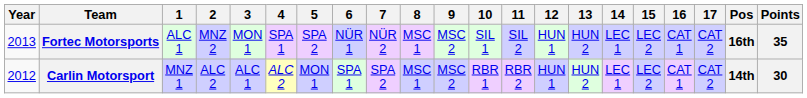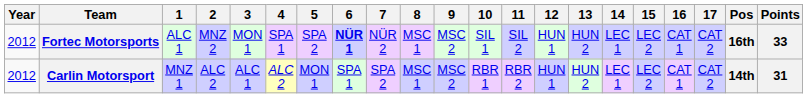(22, 41) 2013 -> (22, 41) 2012
(349, 41) normal -> (349, 41) bold
(780, 41) 35 -> (780, 41) 33
(780, 76) 30 -> (780, 76) 31
